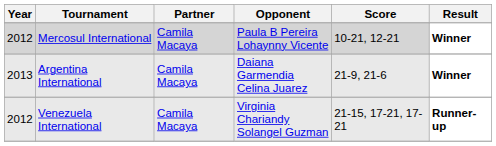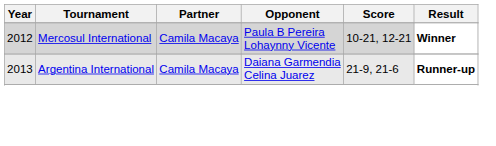(452, 76) Winner -> (446, 69) Runner-up
- row: (70, 120)
